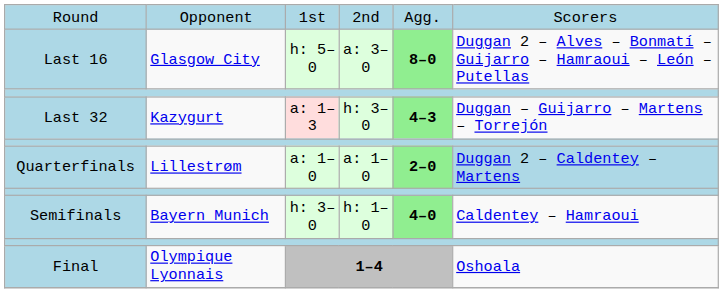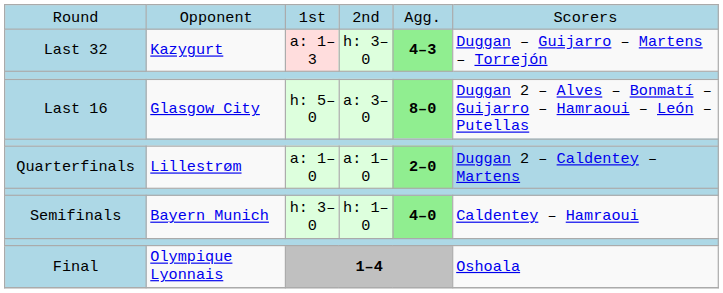rows swapped: (76, 118) <-> (76, 59)
